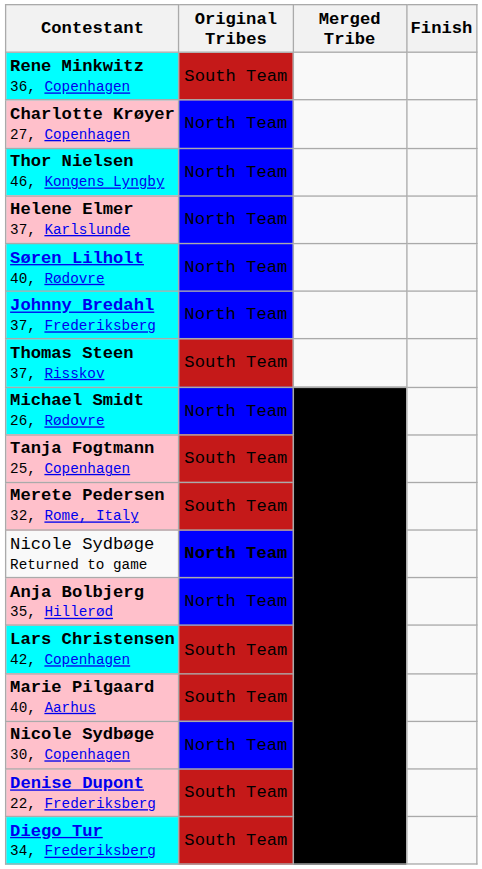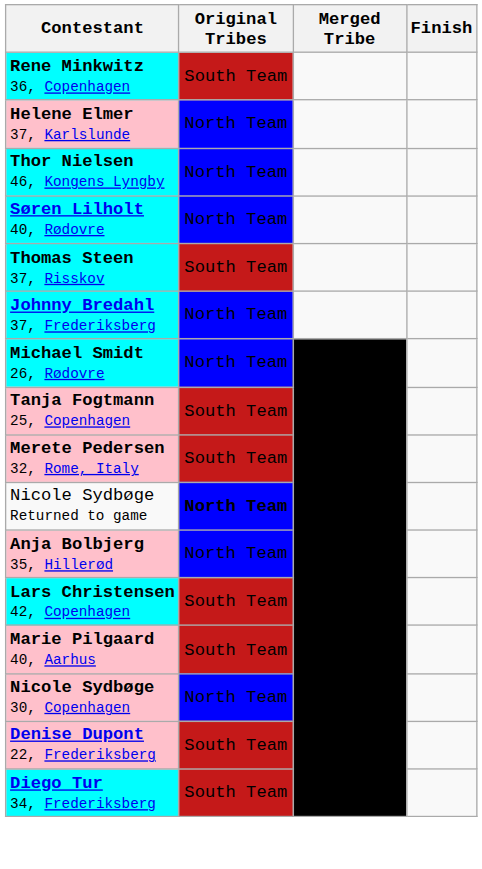- row: (92, 123)
rows swapped: (87, 171) <-> (72, 219)
rows swapped: (83, 314) <-> (72, 362)
